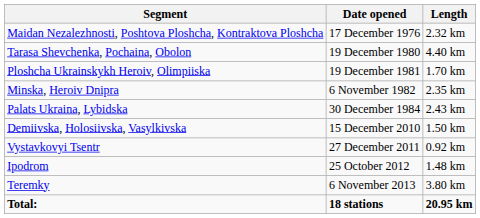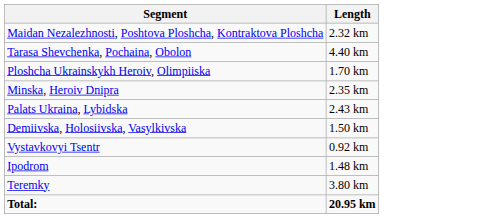- column: (375, 14)
